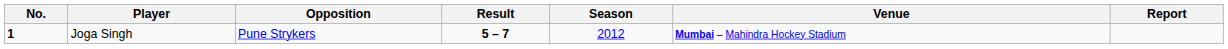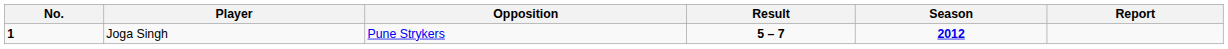- column: (891, 14)
(611, 33) normal -> (951, 33) bold
